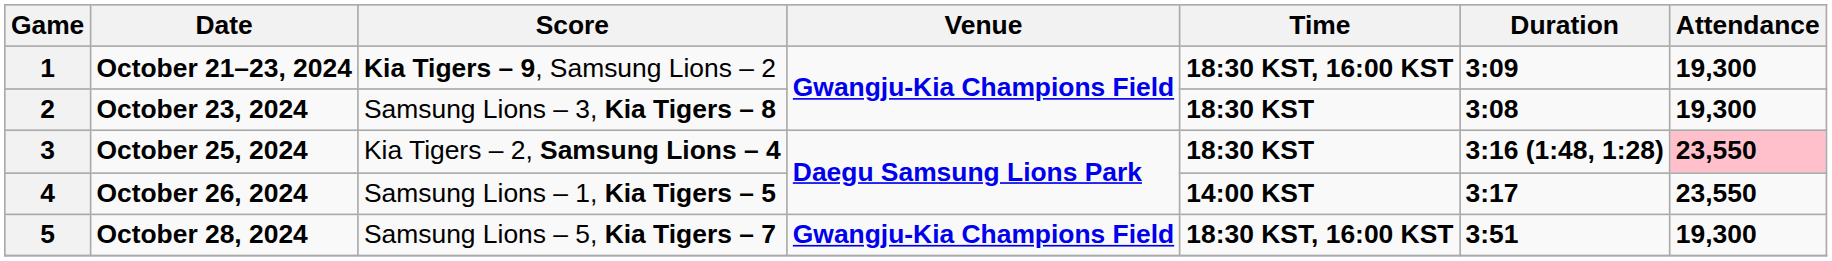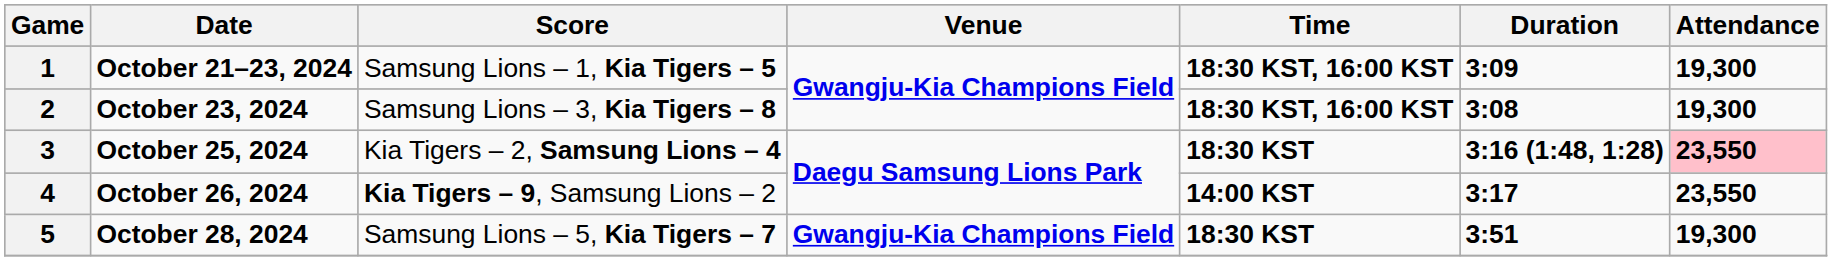(570, 67) Kia Tigers – 9, Samsung Lions – 2 -> (570, 67) Samsung Lions – 1, Kia Tigers – 5
(1250, 109) 18:30 KST -> (1320, 109) 18:30 KST, 16:00 KST
(570, 192) Samsung Lions – 1, Kia Tigers – 5 -> (570, 192) Kia Tigers – 9, Samsung Lions – 2
(1320, 234) 18:30 KST, 16:00 KST -> (1250, 234) 18:30 KST
